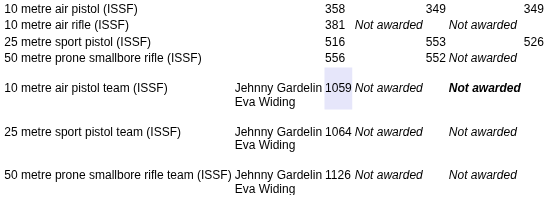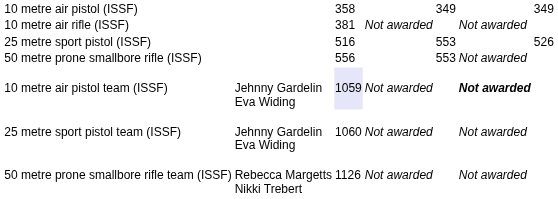(436, 58) 552 -> (446, 58) 553
(338, 132) 1064 -> (348, 132) 1060
(278, 182) Jehnny Gardelin Eva Widing -> (283, 182) Rebecca Margetts Nikki Trebert
